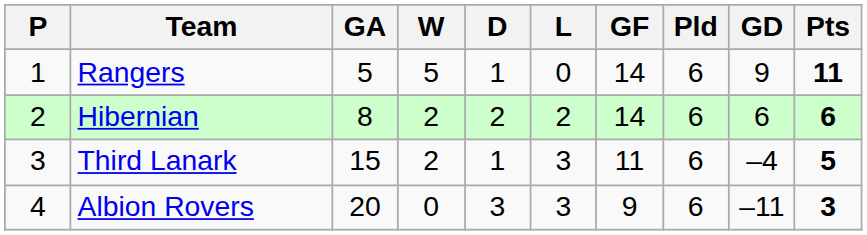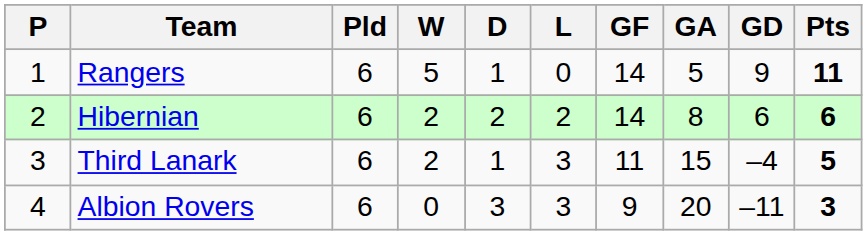columns swapped: (696, 26) <-> (365, 26)
